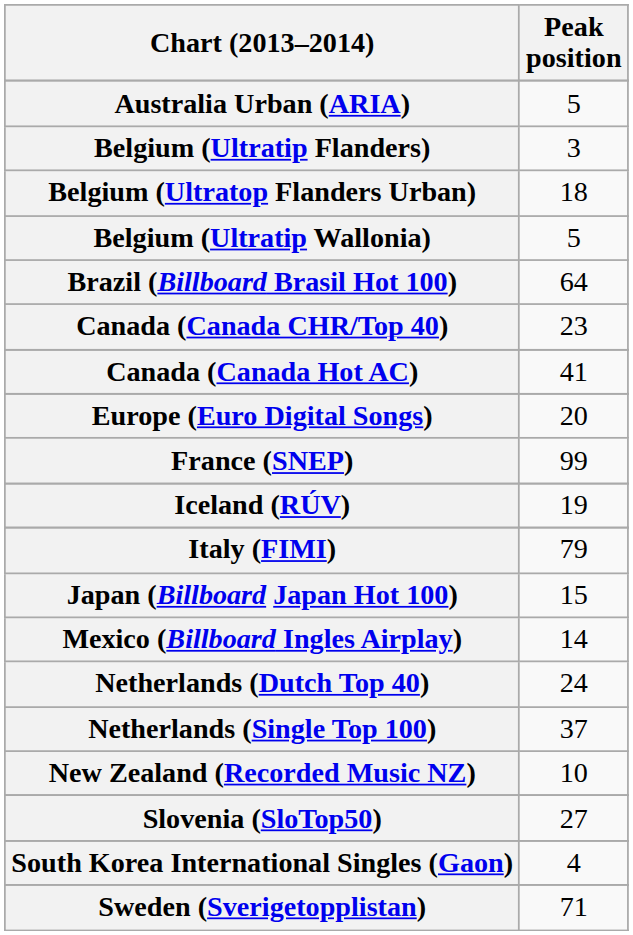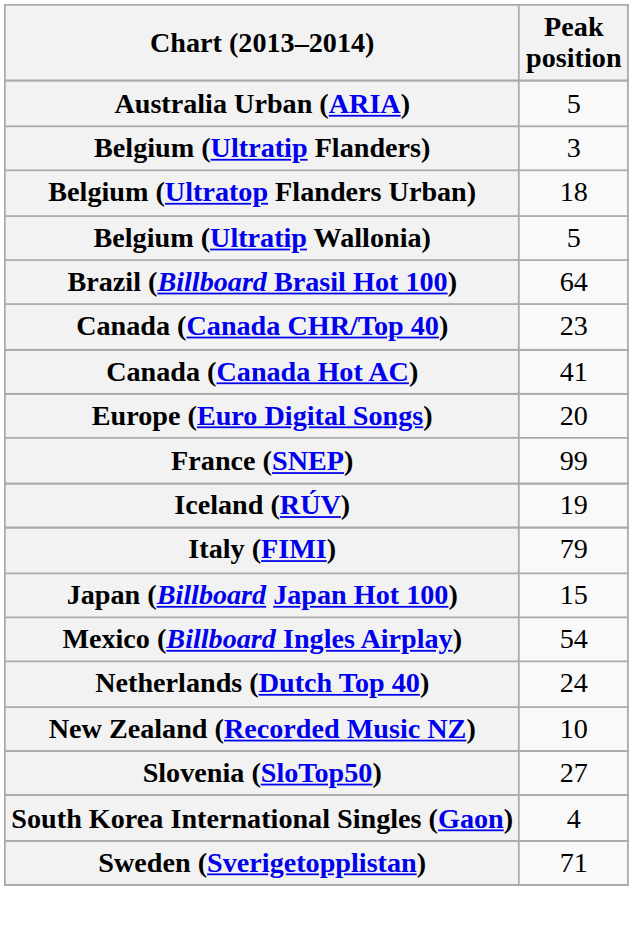(574, 639) 14 -> (574, 639) 54
- row: (262, 728)
